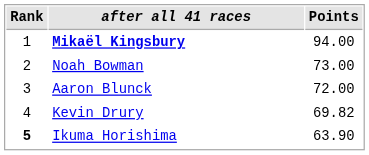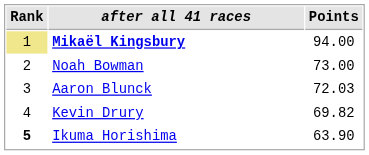(27, 42) no background -> (27, 42) khaki background
(334, 90) 72.00 -> (334, 90) 72.03
